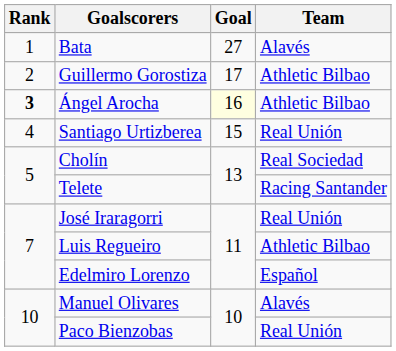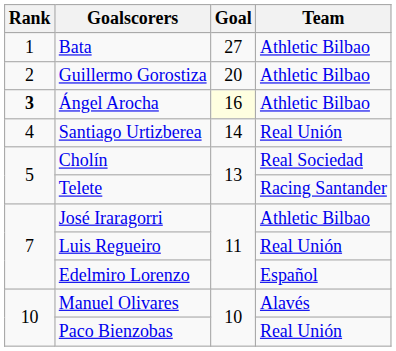(285, 47) Alavés -> (315, 47) Athletic Bilbao
(233, 75) 17 -> (233, 75) 20
(233, 132) 15 -> (233, 132) 14
(301, 217) Real Unión -> (315, 217) Athletic Bilbao
(315, 246) Athletic Bilbao -> (301, 246) Real Unión
